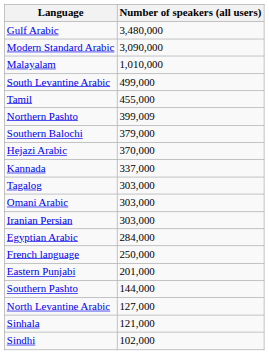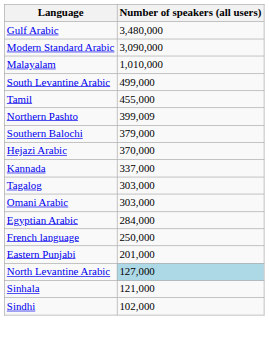- row: (40, 220)
- row: (42, 289)
(137, 306) no background -> (137, 271) lightblue background
